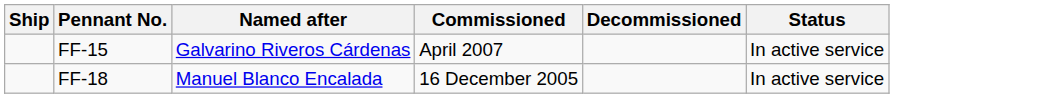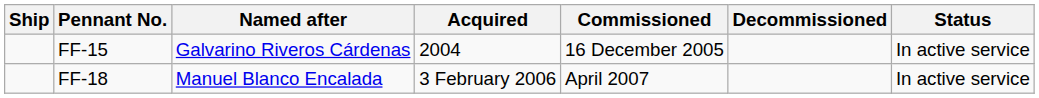+ column: (488, 20)
(461, 49) April 2007 -> (644, 49) 16 December 2005
(499, 79) 16 December 2005 -> (607, 79) April 2007
